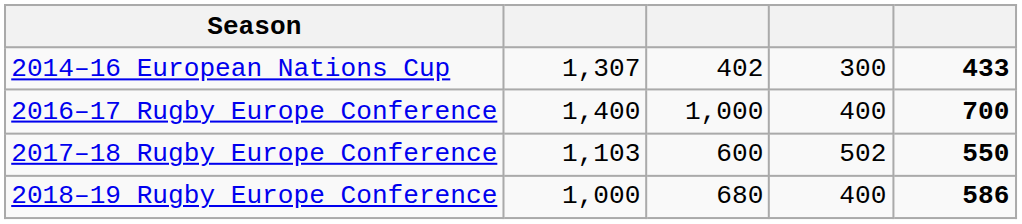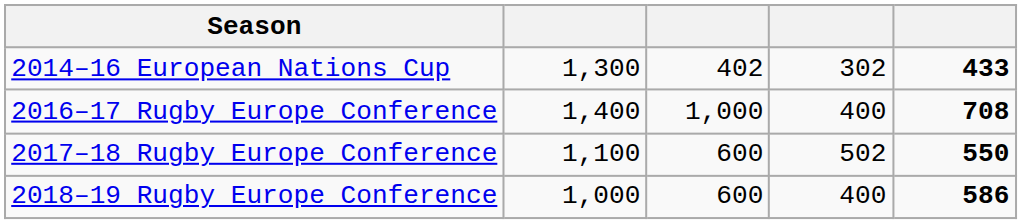(601, 69) 1,307 -> (601, 69) 1,300
(863, 69) 300 -> (863, 69) 302
(986, 111) 700 -> (986, 111) 708
(601, 154) 1,103 -> (601, 154) 1,100
(740, 197) 680 -> (740, 197) 600
